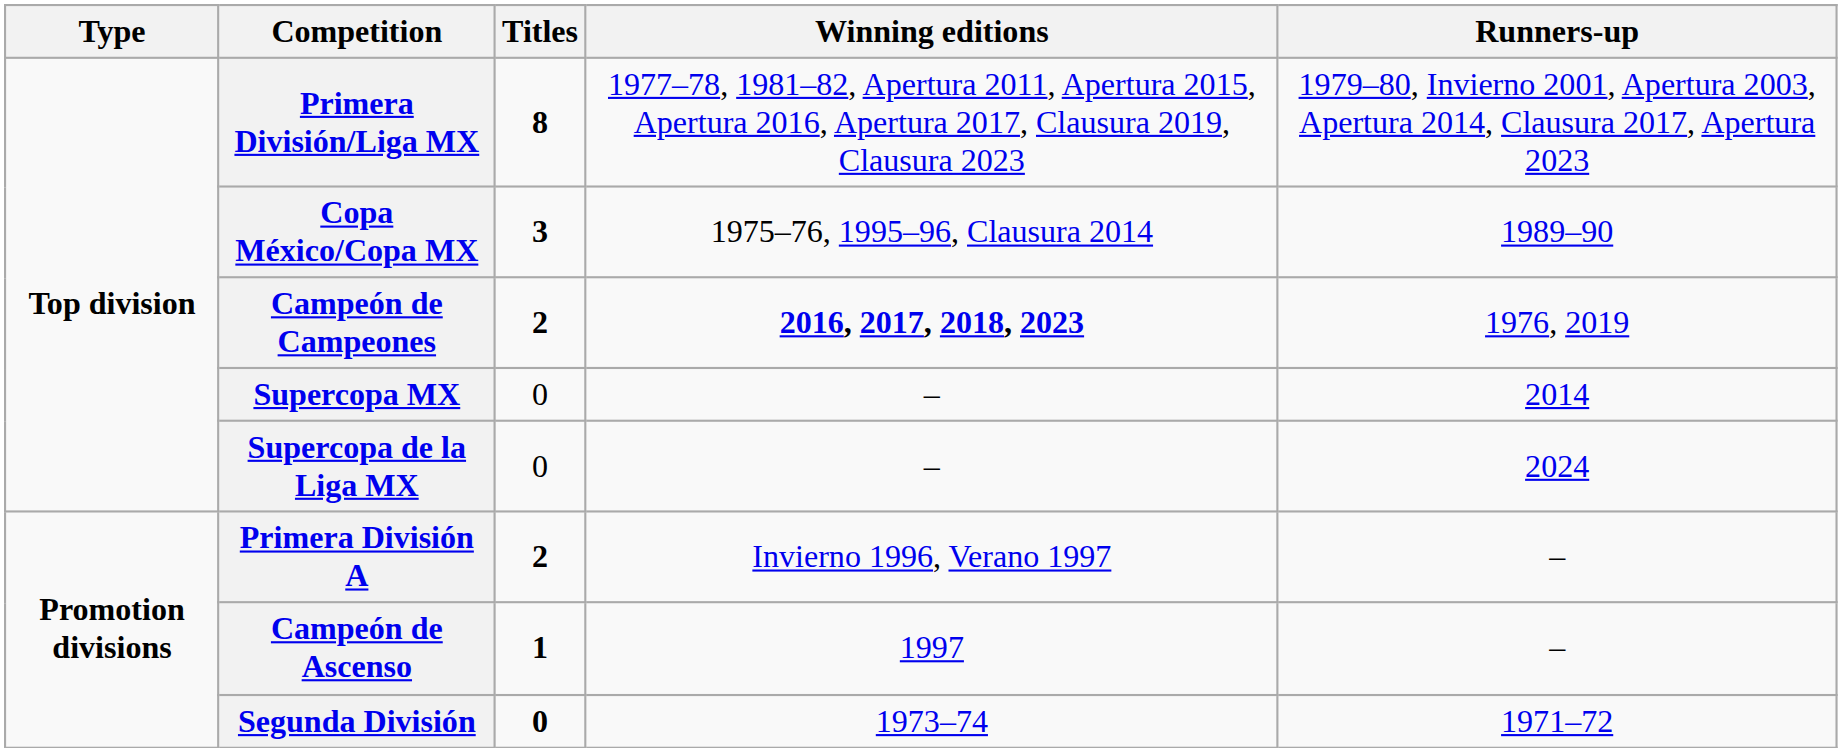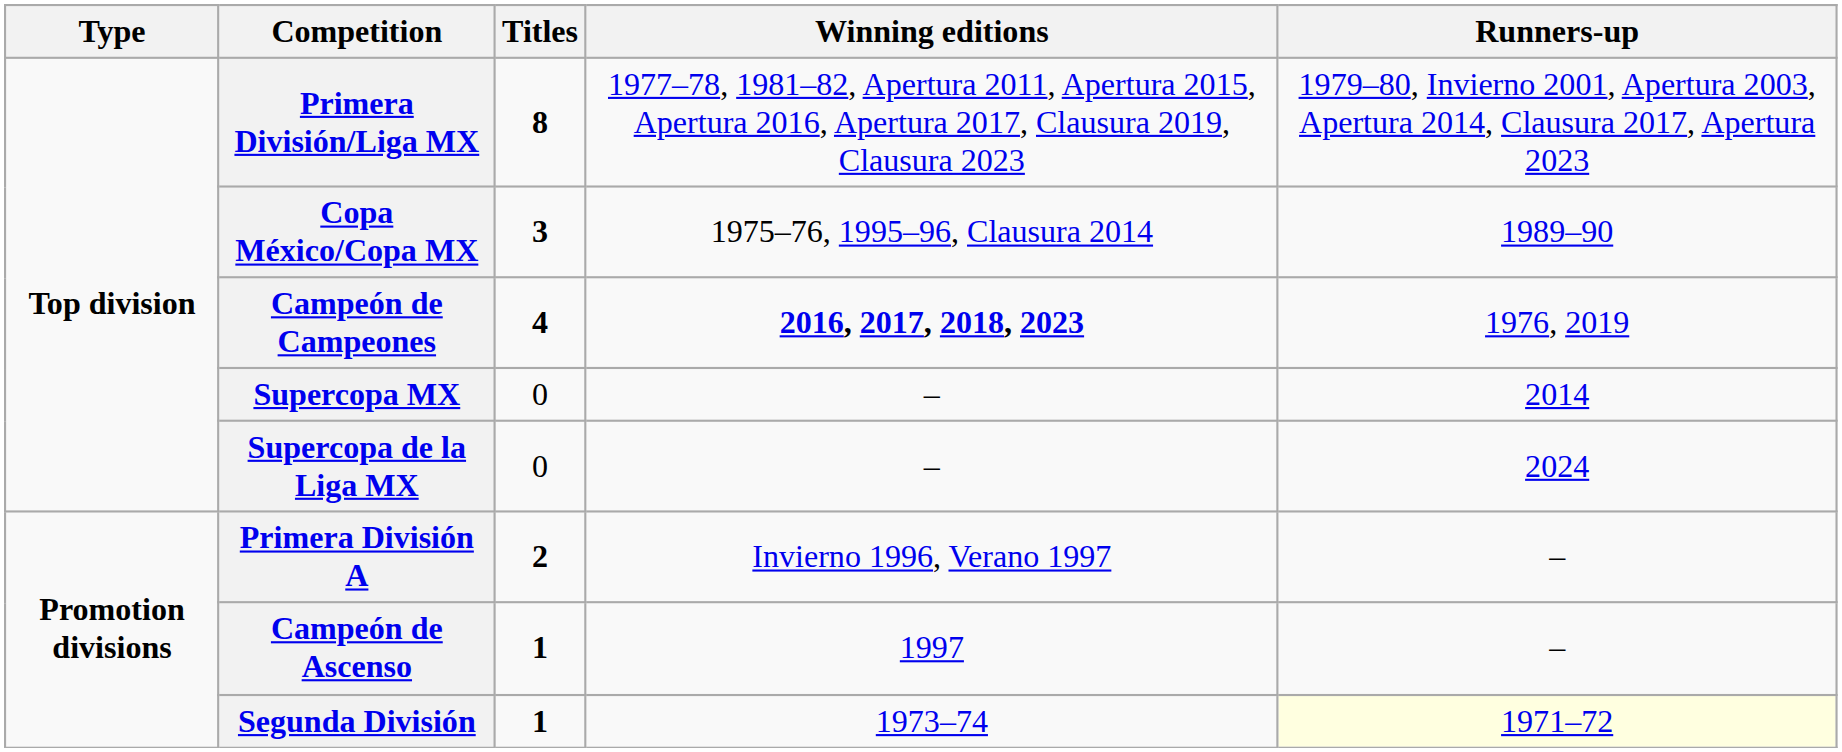(540, 322) 2 -> (540, 322) 4
(540, 720) 0 -> (540, 720) 1
(1557, 720) no background -> (1557, 720) lightyellow background
